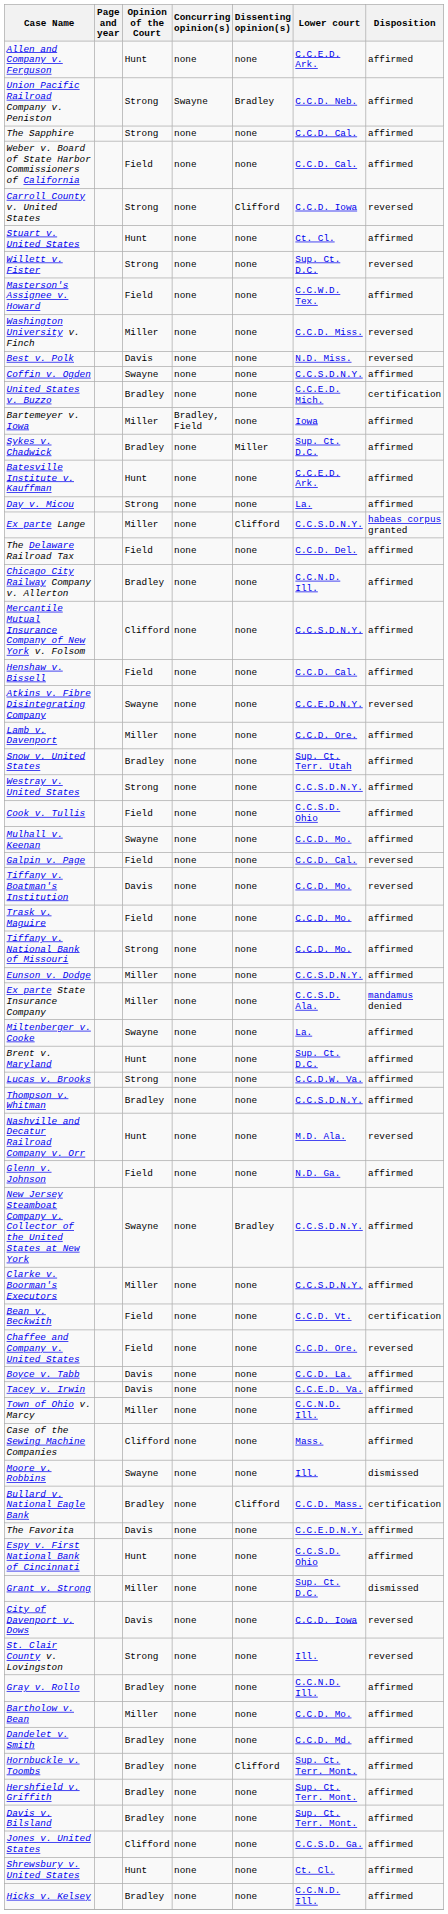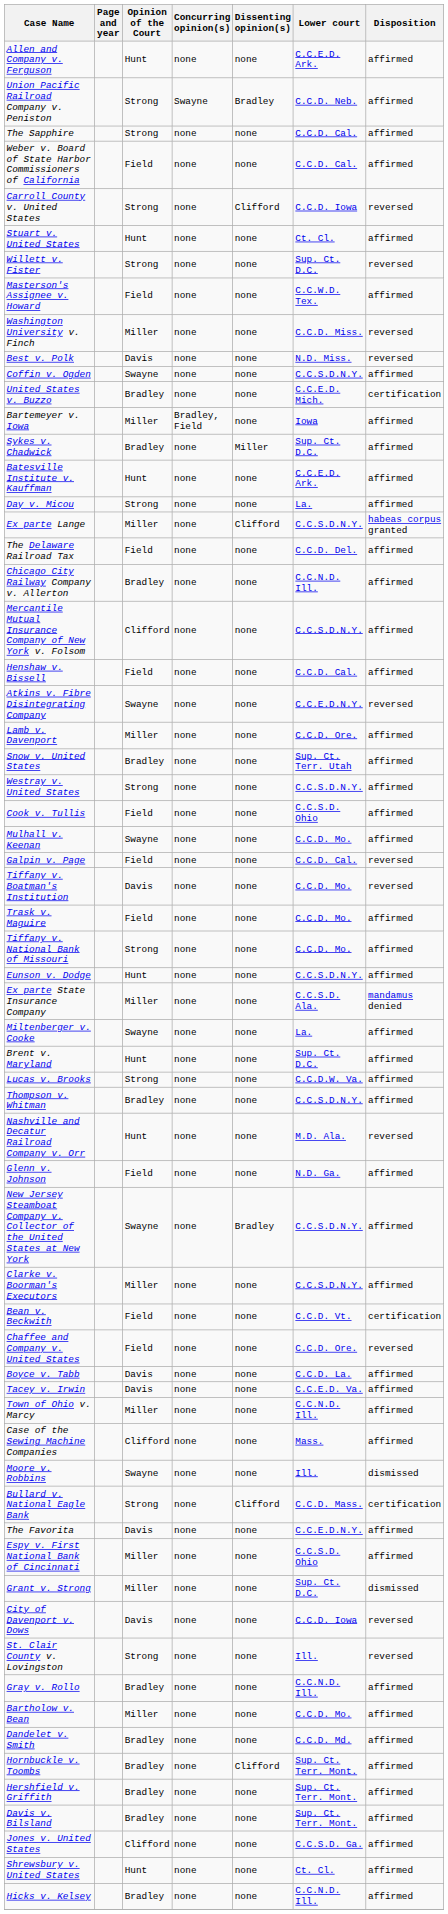(142, 975) Miller -> (136, 975) Hunt
(144, 1505) Bradley -> (142, 1505) Strong
(136, 1557) Hunt -> (142, 1557) Miller
